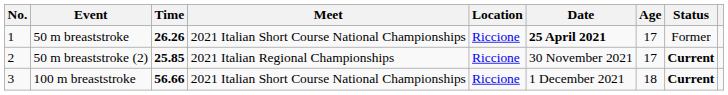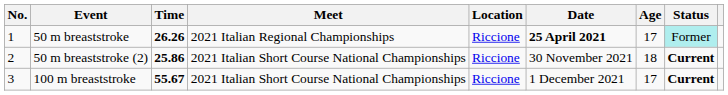(328, 36) 2021 Italian Short Course National Championships -> (292, 36) 2021 Italian Regional Championships
(691, 36) no background -> (691, 36) paleturquoise background
(169, 57) 25.85 -> (169, 57) 25.86
(292, 57) 2021 Italian Regional Championships -> (328, 57) 2021 Italian Short Course National Championships
(650, 57) 17 -> (650, 57) 18
(169, 79) 56.66 -> (169, 79) 55.67
(650, 79) 18 -> (650, 79) 17
